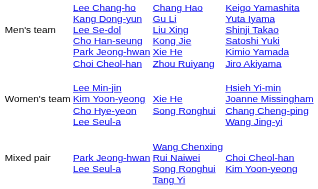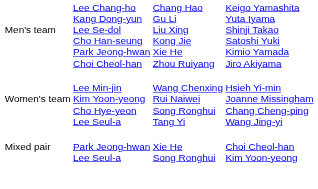(184, 105) Xie He Song Ronghui -> (188, 105) Wang Chenxing Rui Naiwei Song Ronghui Tang Yi
(188, 163) Wang Chenxing Rui Naiwei Song Ronghui Tang Yi -> (184, 152) Xie He Song Ronghui
